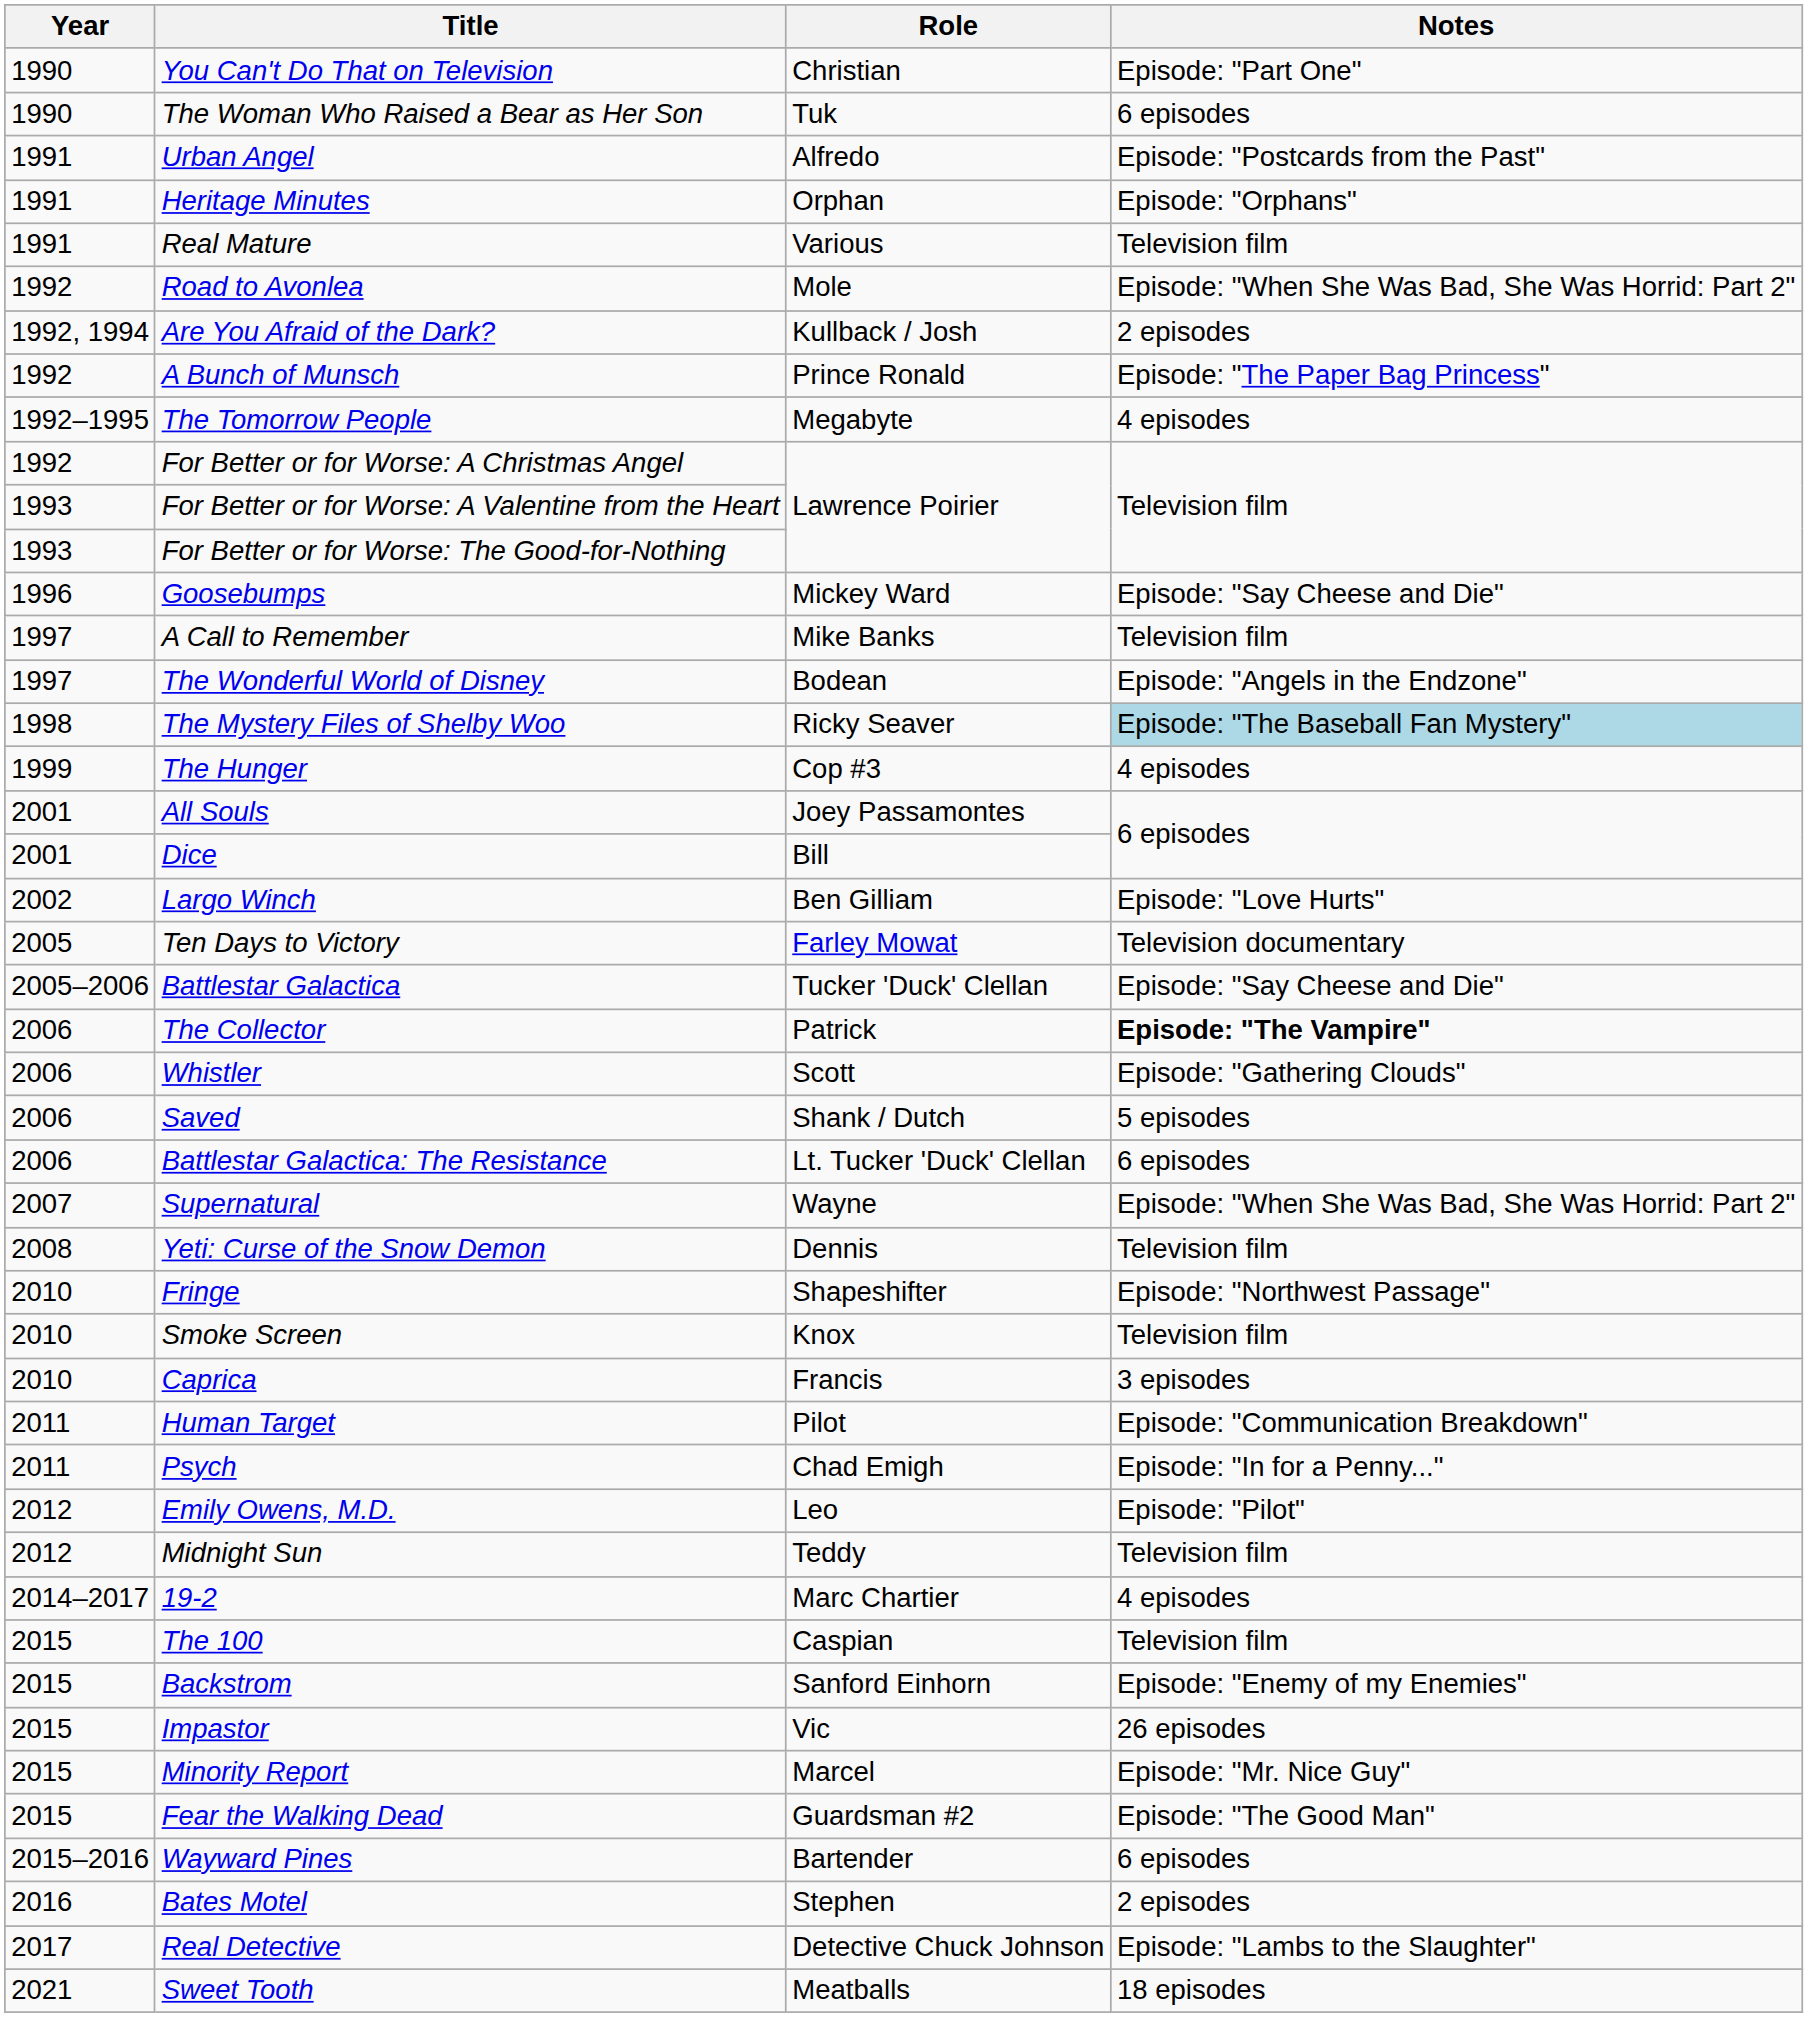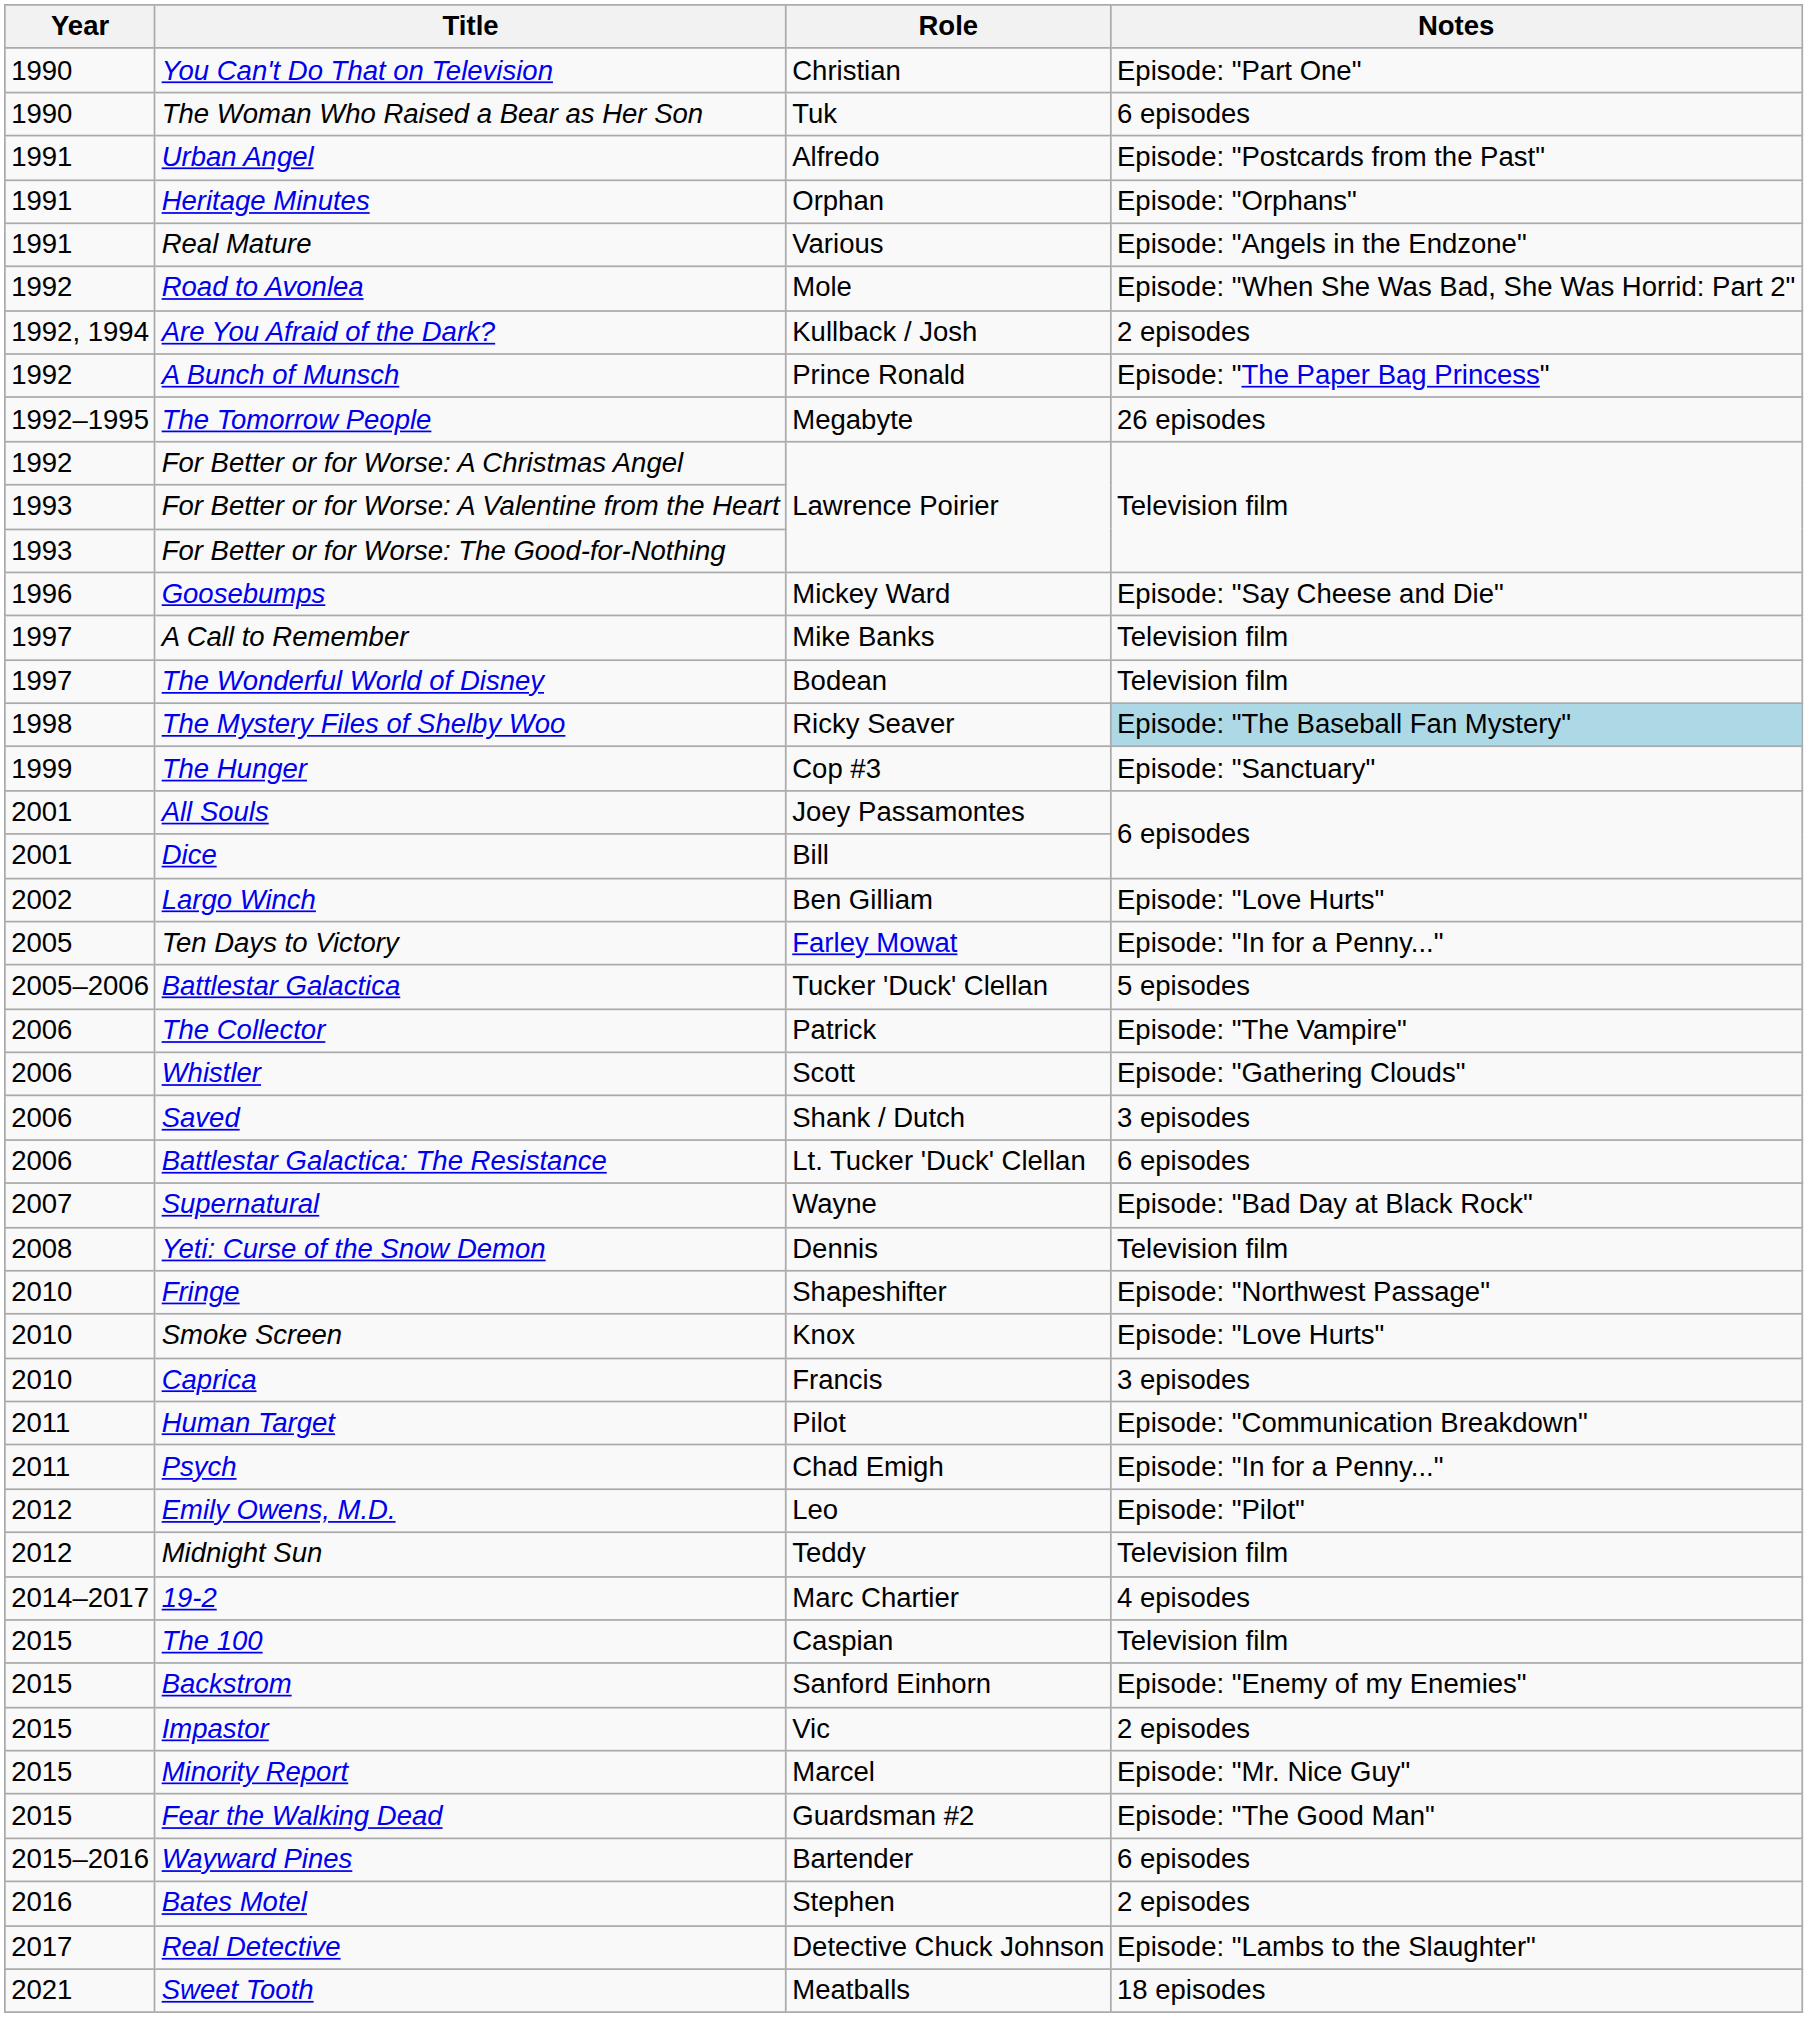(1203, 244) Television film -> (1322, 244) Episode: "Angels in the Endzone"
(1184, 419) 4 episodes -> (1191, 419) 26 episodes
(1322, 680) Episode: "Angels in the Endzone" -> (1203, 680) Television film
(1184, 768) 4 episodes -> (1246, 768) Episode: "Sanctuary"
(1261, 942) Television documentary -> (1280, 942) Episode: "In for a Penny..."
(1310, 986) Episode: "Say Cheese and Die" -> (1184, 986) 5 episodes
(1274, 1030) bold -> (1262, 1030) normal
(1184, 1117) 5 episodes -> (1184, 1117) 3 episodes
(1456, 1204) Episode: "When She Was Bad, She Was Horrid: Part 2" -> (1325, 1204) Episode: "Bad Day at Black Rock"
(1203, 1335) Television film -> (1251, 1335) Episode: "Love Hurts"
(1191, 1728) 26 episodes -> (1184, 1728) 2 episodes
